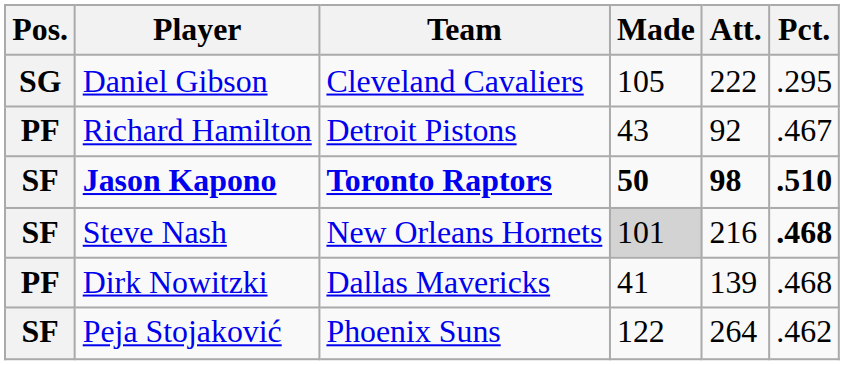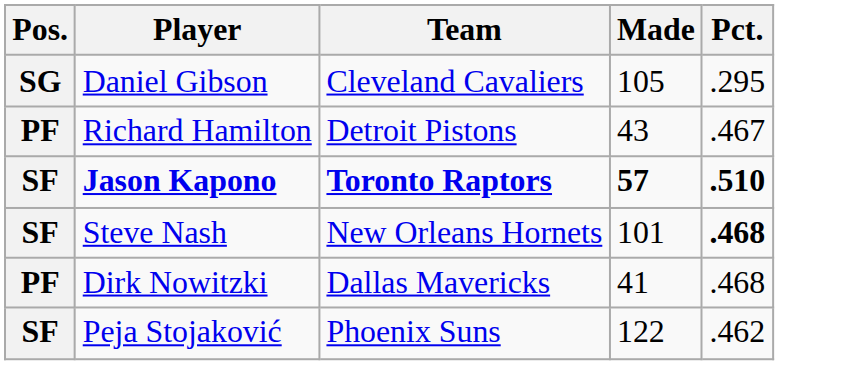- column: (736, 29)
(633, 181) 50 -> (633, 181) 57
(641, 231) lightgrey background -> (641, 231) no background
